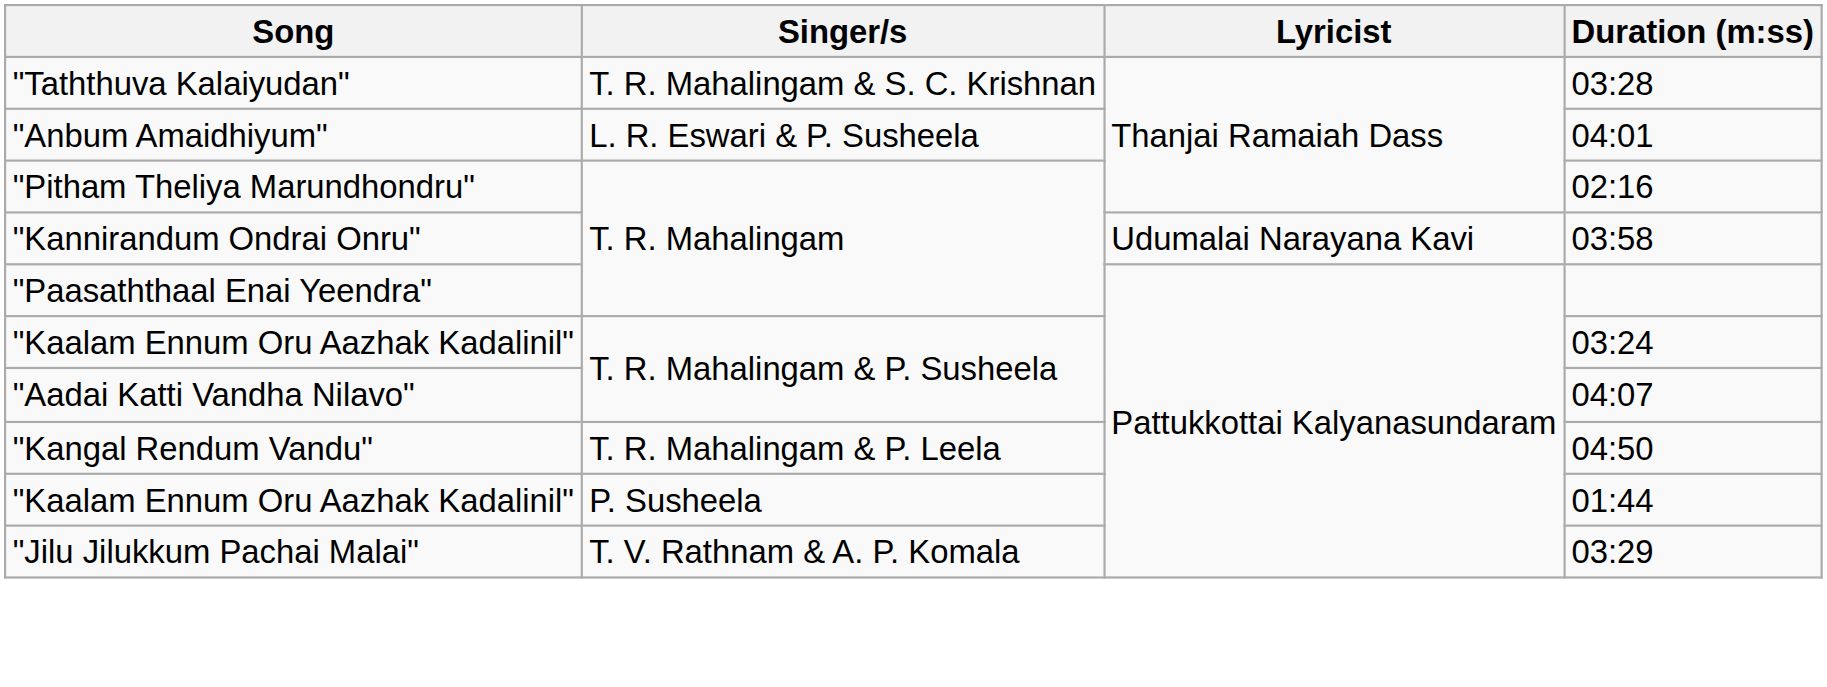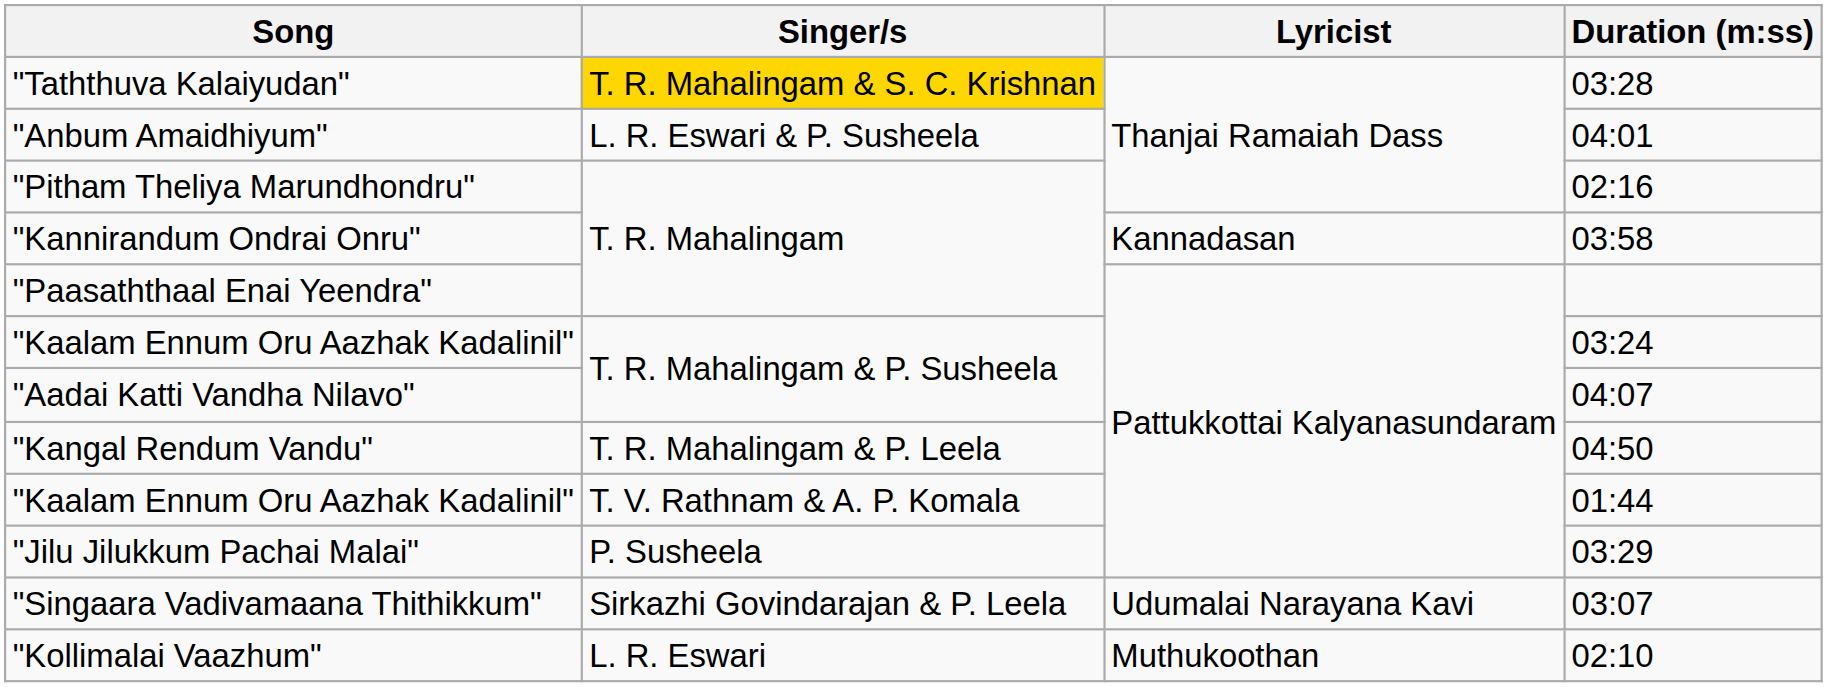(843, 83) no background -> (843, 83) gold background
(1293, 239) Udumalai Narayana Kavi -> (1203, 239) Kannadasan
(676, 499) P. Susheela -> (804, 499) T. V. Rathnam & A. P. Komala
(804, 551) T. V. Rathnam & A. P. Komala -> (676, 551) P. Susheela
+ row: (277, 603)
+ row: (167, 655)
